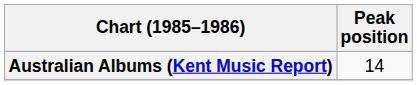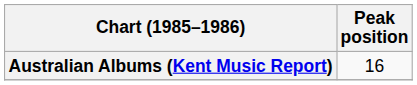(374, 65) 14 -> (374, 65) 16
